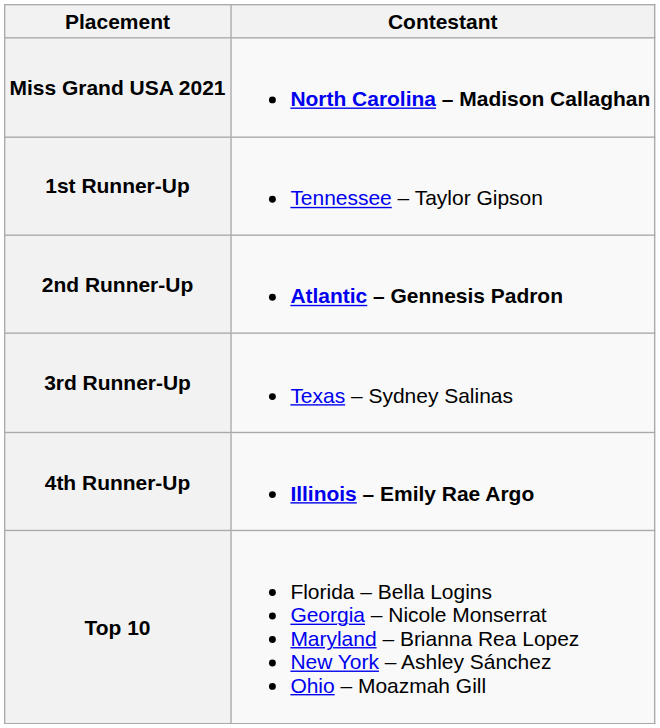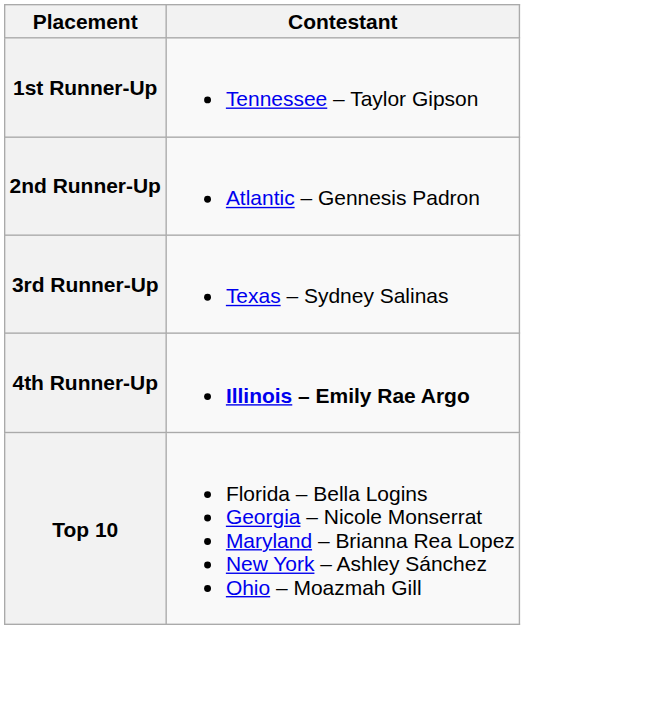- row: (118, 87)
(443, 296) bold -> (343, 198) normal
